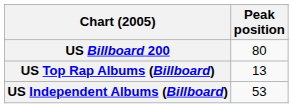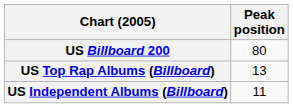(259, 92) 53 -> (259, 92) 11
